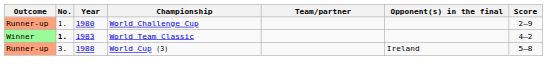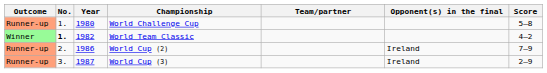(526, 23) 2–9 -> (526, 23) 5–8
(85, 36) 1983 -> (85, 36) 1982
+ row: (139, 49)
(85, 49) 1988 -> (85, 62) 1987
(526, 49) 5–8 -> (526, 62) 2–9
